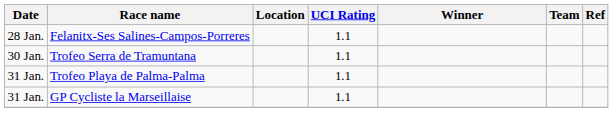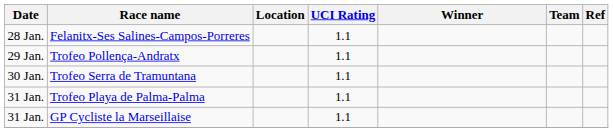+ row: (115, 55)
